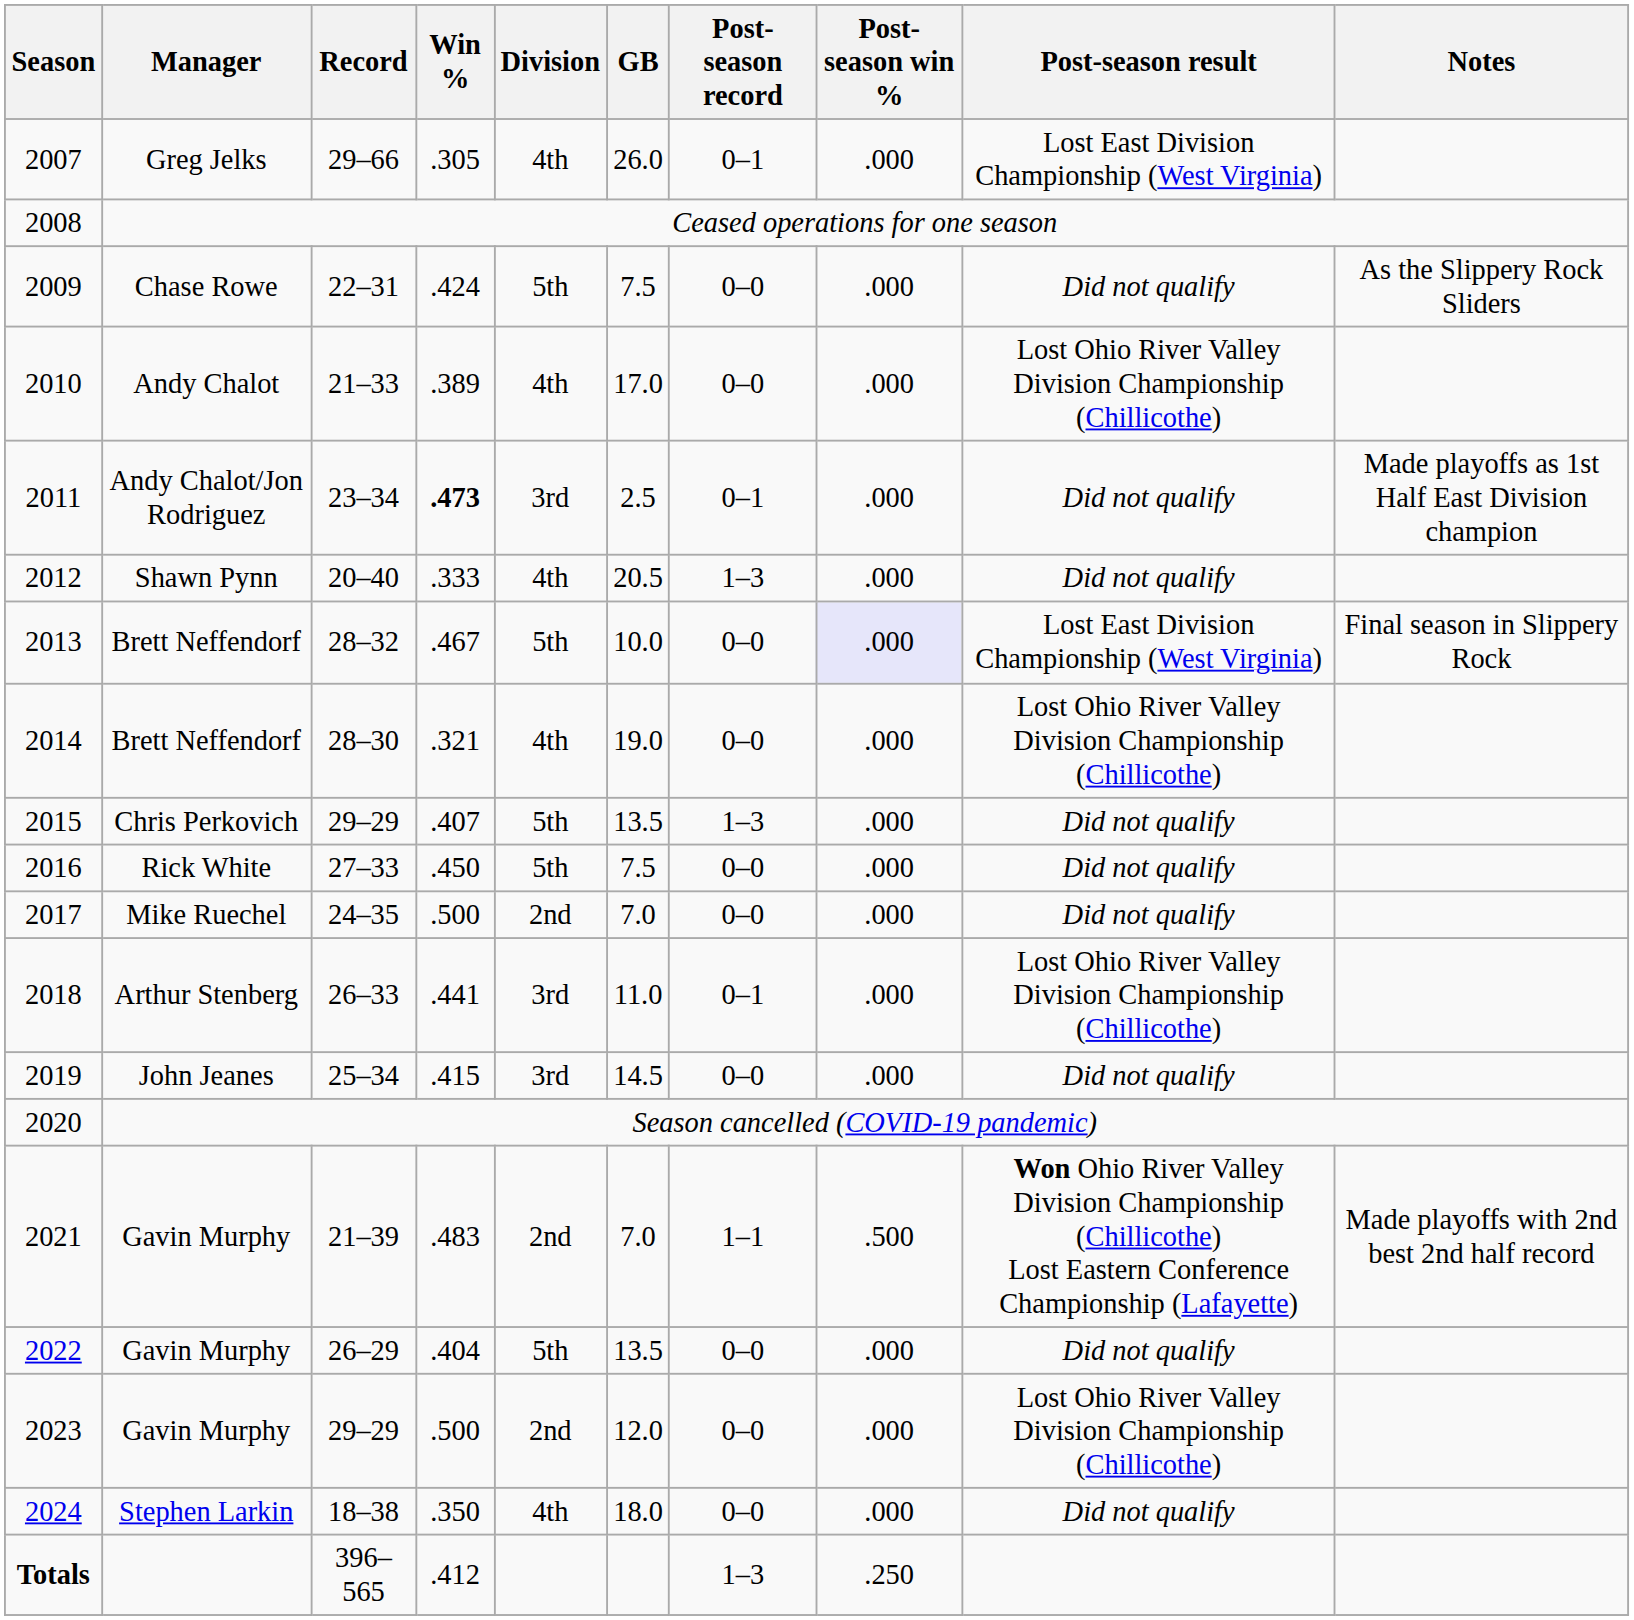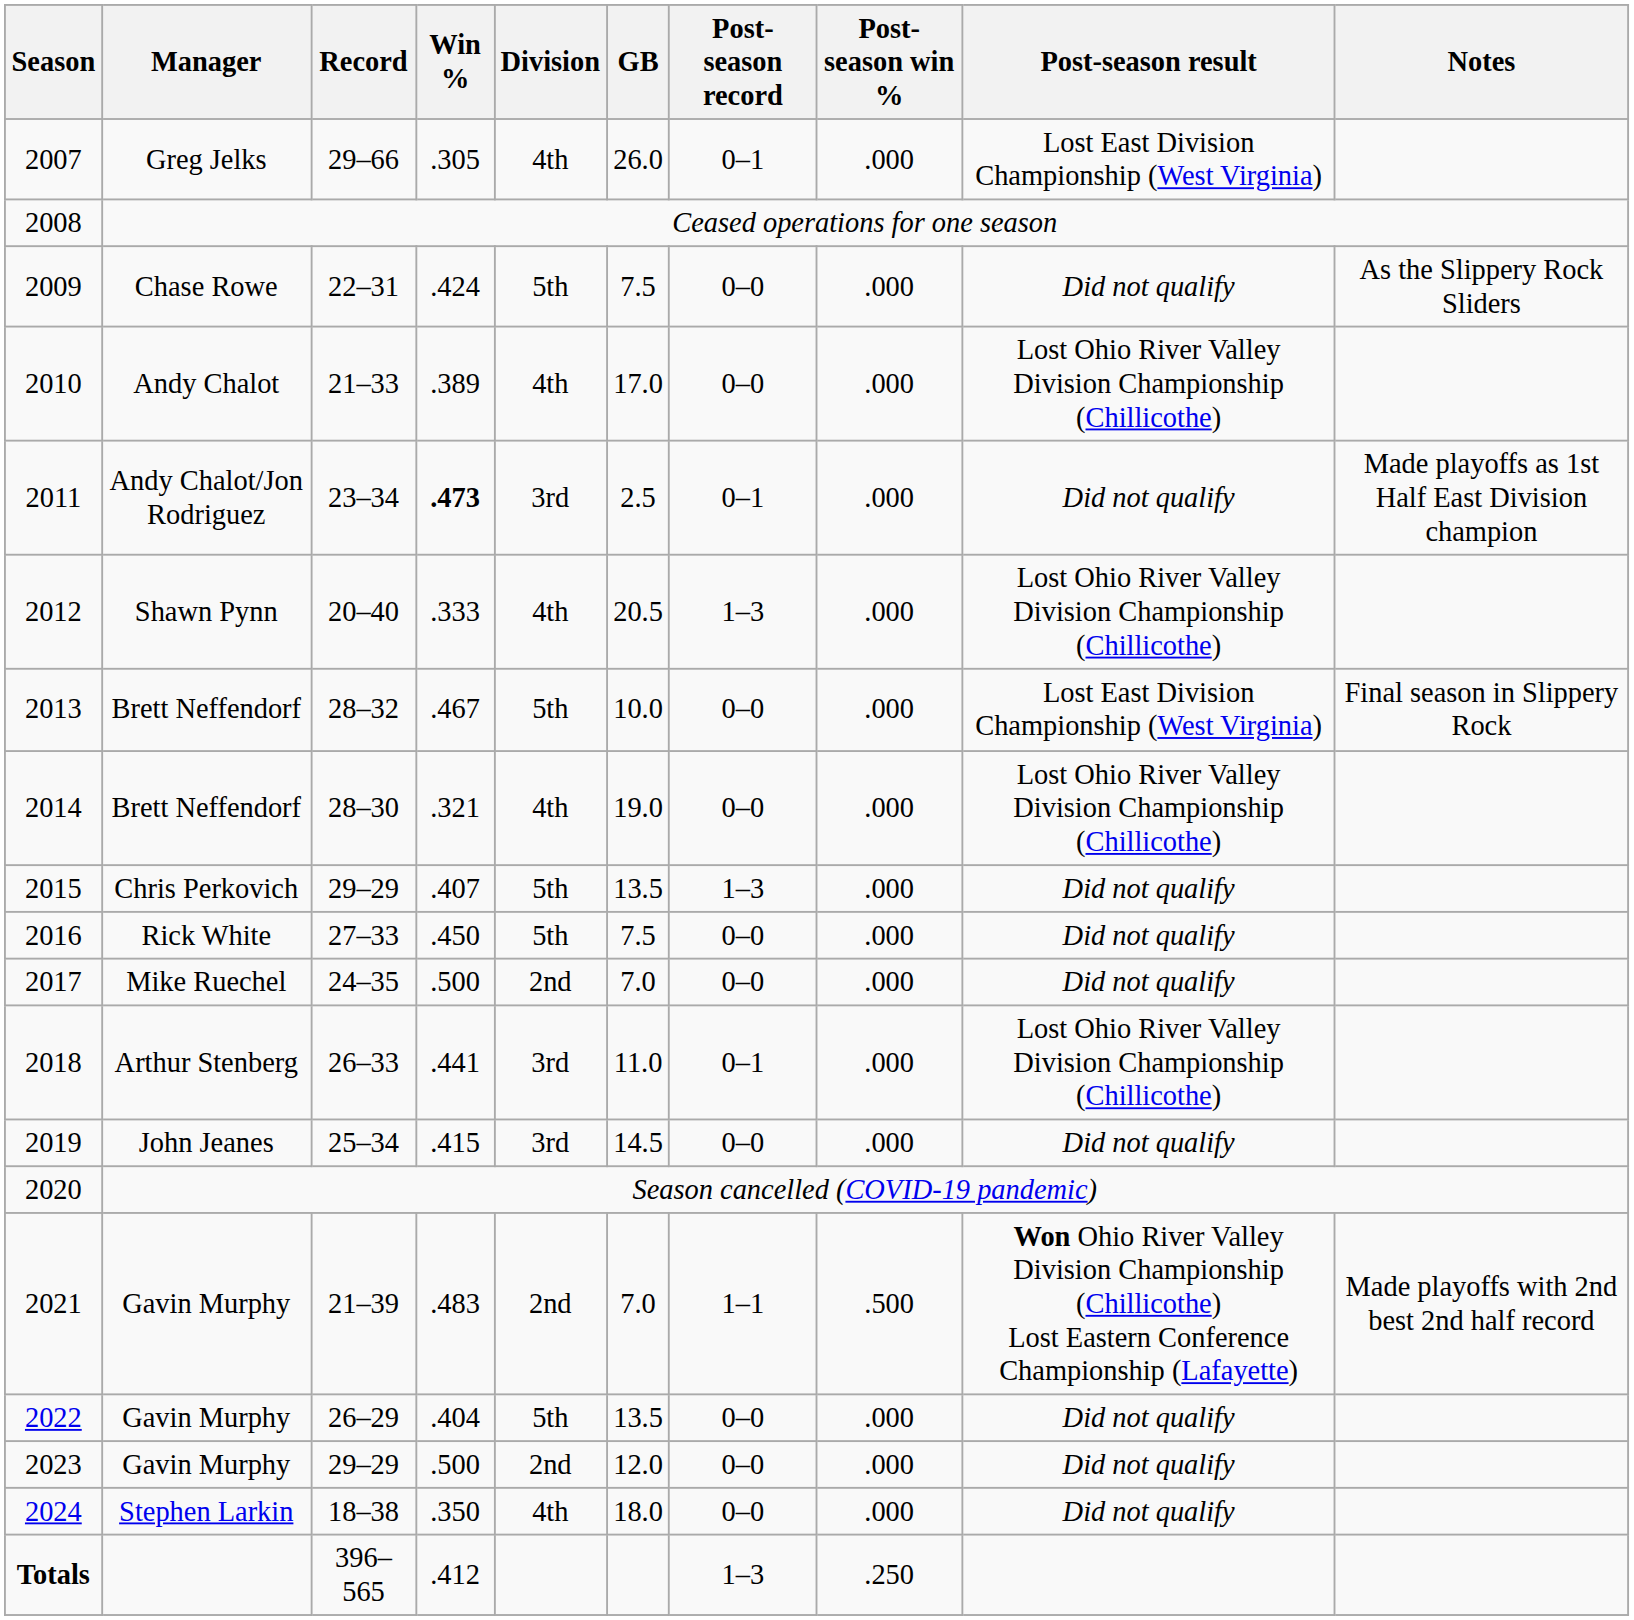(1149, 578) Did not qualify -> (1149, 612) Lost Ohio River Valley Division Championship (Chillicothe)
(889, 642) lavender background -> (889, 709) no background
(1149, 1430) Lost Ohio River Valley Division Championship (Chillicothe) -> (1149, 1464) Did not qualify
